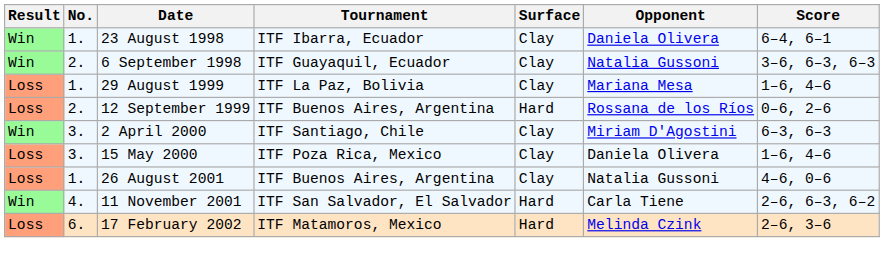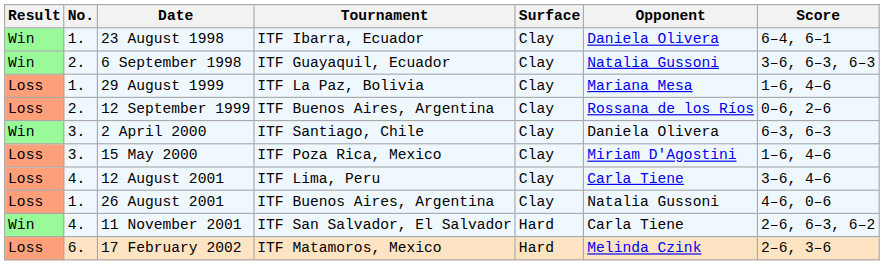(536, 109) Hard -> (536, 109) Clay
(662, 132) Miriam D'Agostini -> (653, 132) Daniela Olivera
(653, 155) Daniela Olivera -> (662, 155) Miriam D'Agostini
+ row: (163, 178)
